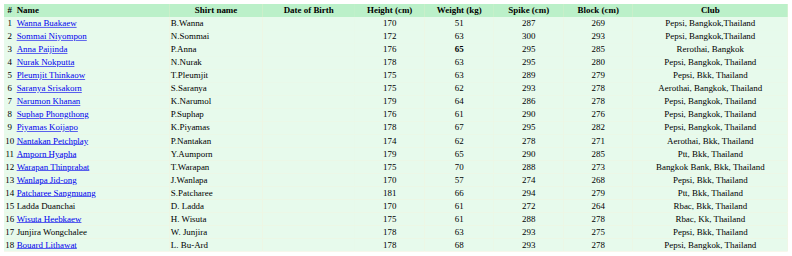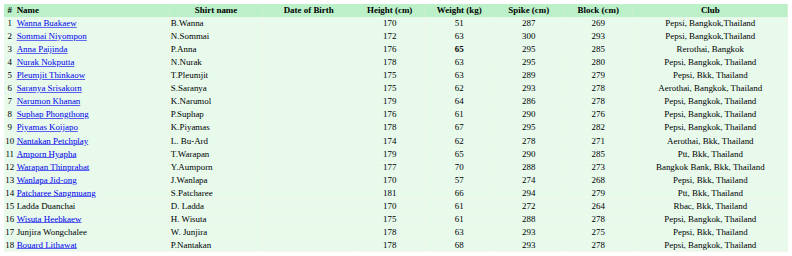(191, 140) P.Nantakan -> (189, 140) L. Bu-Ard
(192, 153) Y.Aumporn -> (190, 153) T.Warapan
(190, 166) T.Warapan -> (192, 166) Y.Aumporn
(390, 166) 175 -> (390, 166) 177
(710, 219) Rbac, Kk, Thailand -> (710, 219) Pepsi, Bangkok, Thailand
(189, 245) L. Bu-Ard -> (191, 245) P.Nantakan
